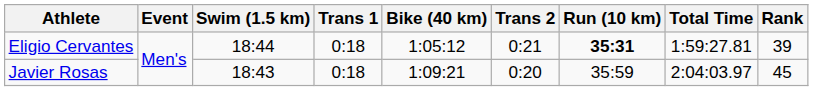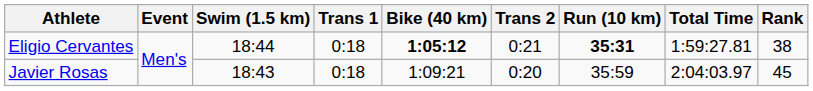(437, 46) normal -> (437, 46) bold
(782, 46) 39 -> (782, 46) 38
